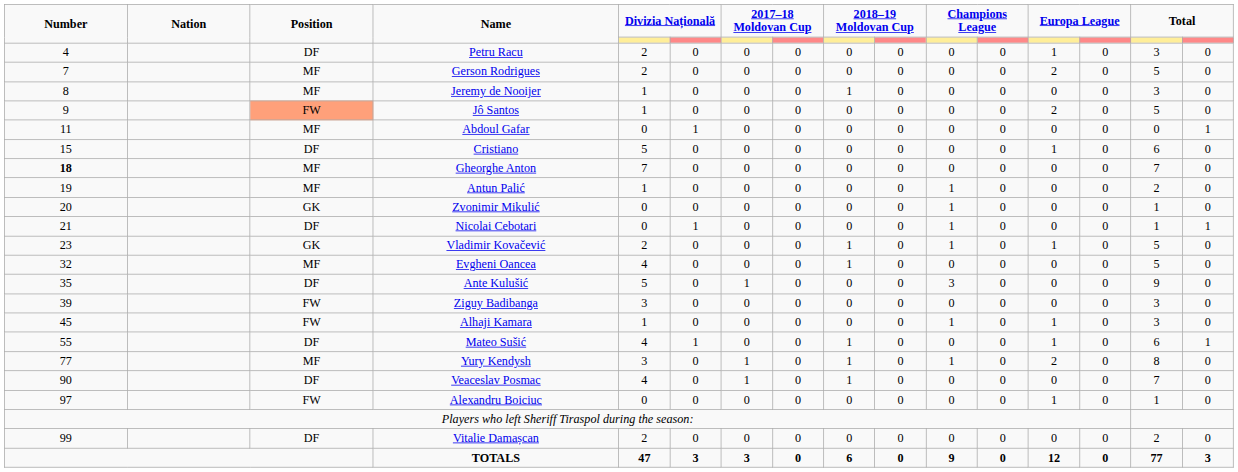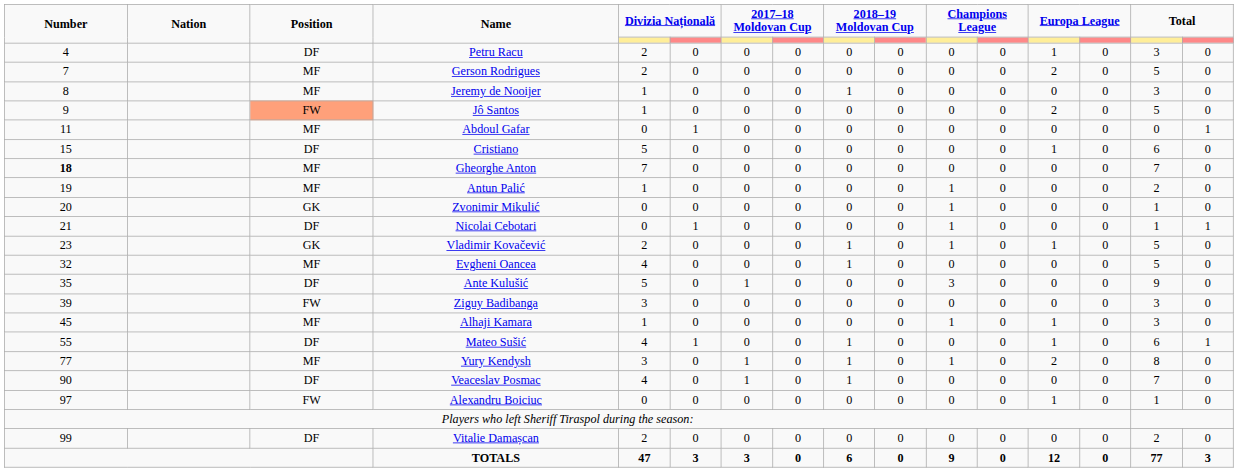(312, 322) FW -> (312, 322) MF
